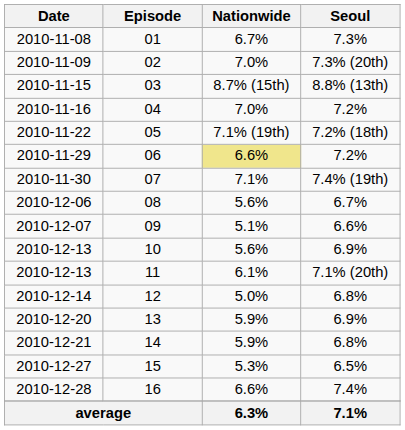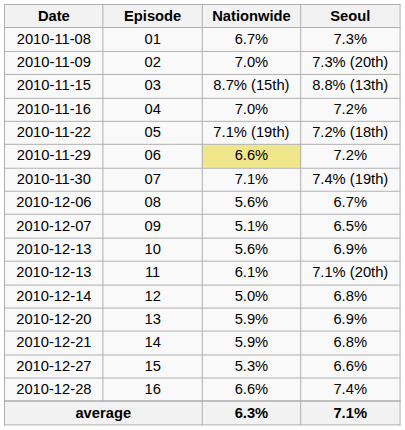(350, 226) 6.6% -> (350, 226) 6.5%
(350, 366) 6.5% -> (350, 366) 6.6%
